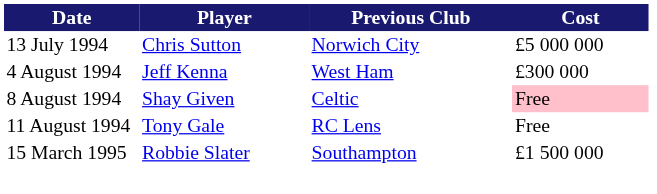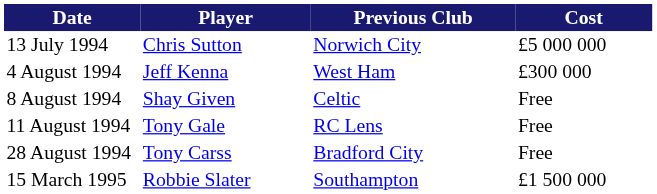(533, 98) pink background -> (535, 98) no background
+ row: (69, 152)
